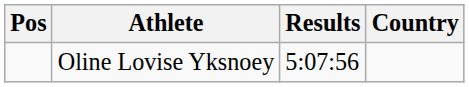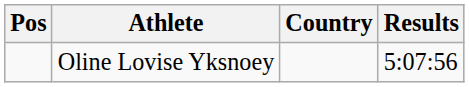columns swapped: (415, 23) <-> (323, 23)
